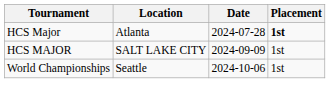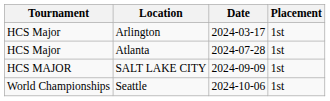+ row: (138, 31)
(278, 31) bold -> (277, 50) normal
